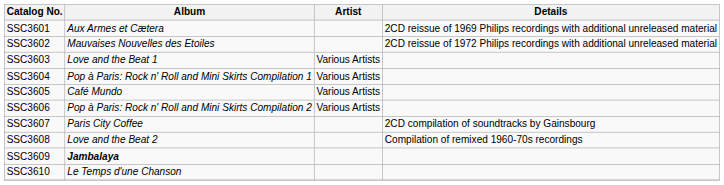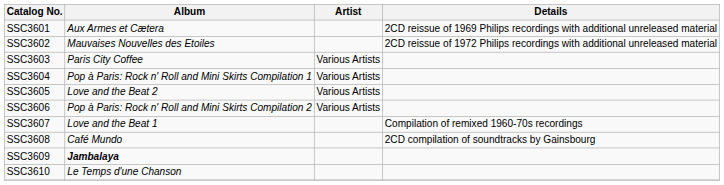(112, 60) Love and the Beat 1 -> (105, 60) Paris City Coffee
(95, 92) Café Mundo -> (112, 92) Love and the Beat 2
(105, 124) Paris City Coffee -> (112, 124) Love and the Beat 1
(490, 124) 2CD compilation of soundtracks by Gainsbourg -> (484, 124) Compilation of remixed 1960-70s recordings
(112, 140) Love and the Beat 2 -> (95, 140) Café Mundo
(484, 140) Compilation of remixed 1960-70s recordings -> (490, 140) 2CD compilation of soundtracks by Gainsbourg
